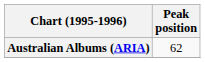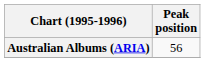(176, 47) 62 -> (176, 47) 56
